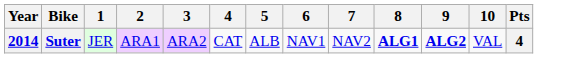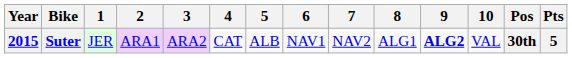+ column: (522, 16)
(23, 40) 2014 -> (23, 40) 2015
(398, 40) bold -> (397, 40) normal
(519, 40) 4 -> (553, 40) 5
